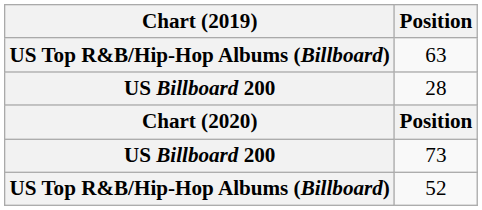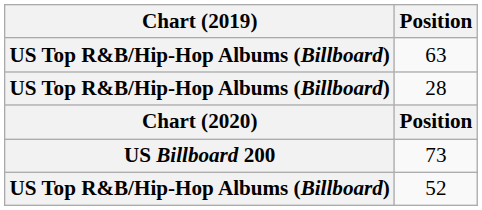(200, 88) US Billboard 200 -> (200, 88) US Top R&B/Hip-Hop Albums (Billboard)
